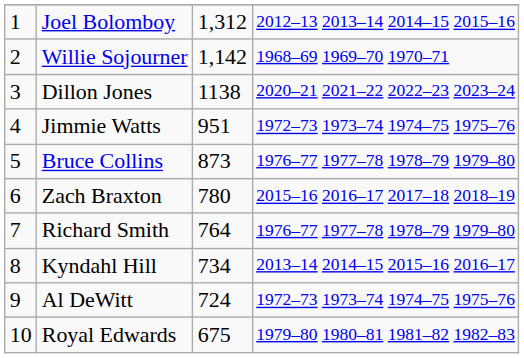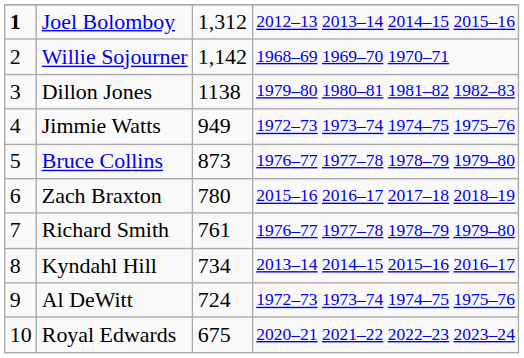(15, 21) normal -> (15, 21) bold
(386, 91) 2020–21 2021–22 2022–23 2023–24 -> (386, 91) 1979–80 1980–81 1981–82 1982–83
(214, 126) 951 -> (214, 126) 949
(214, 230) 764 -> (214, 230) 761
(386, 334) 1979–80 1980–81 1981–82 1982–83 -> (386, 334) 2020–21 2021–22 2022–23 2023–24
